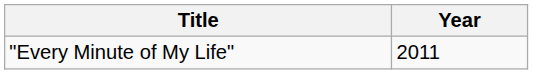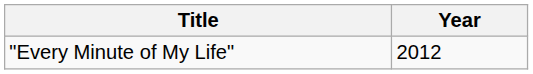(418, 52) 2011 -> (419, 52) 2012
